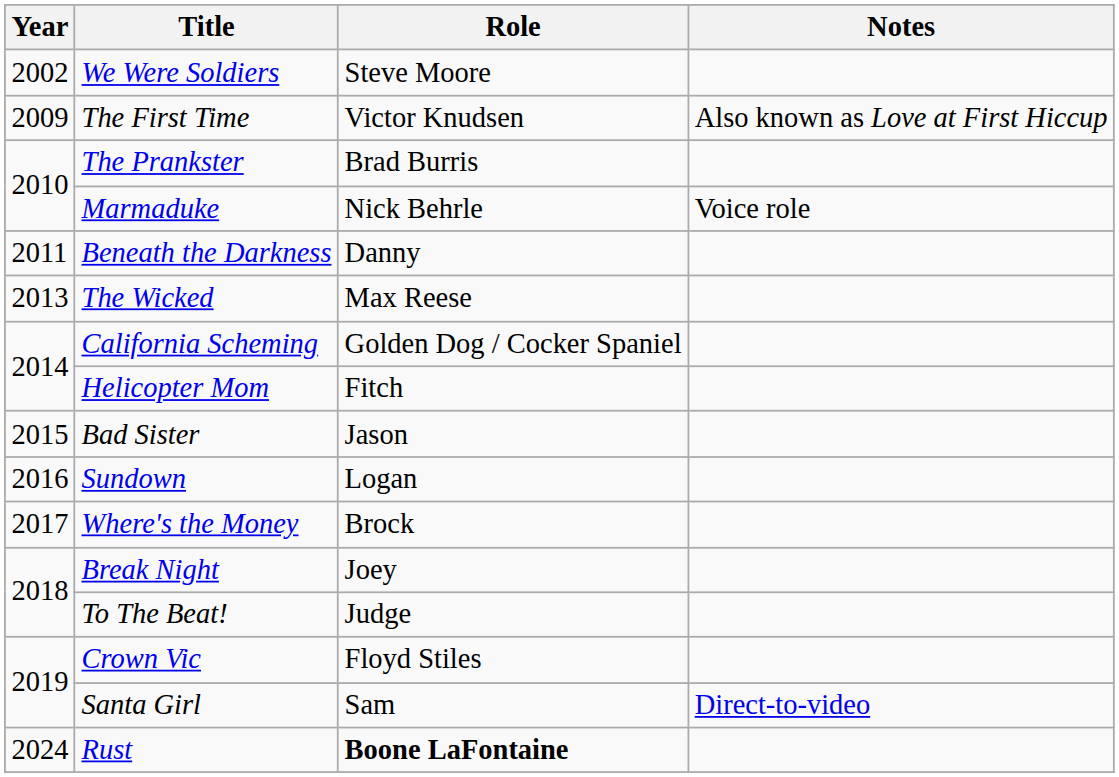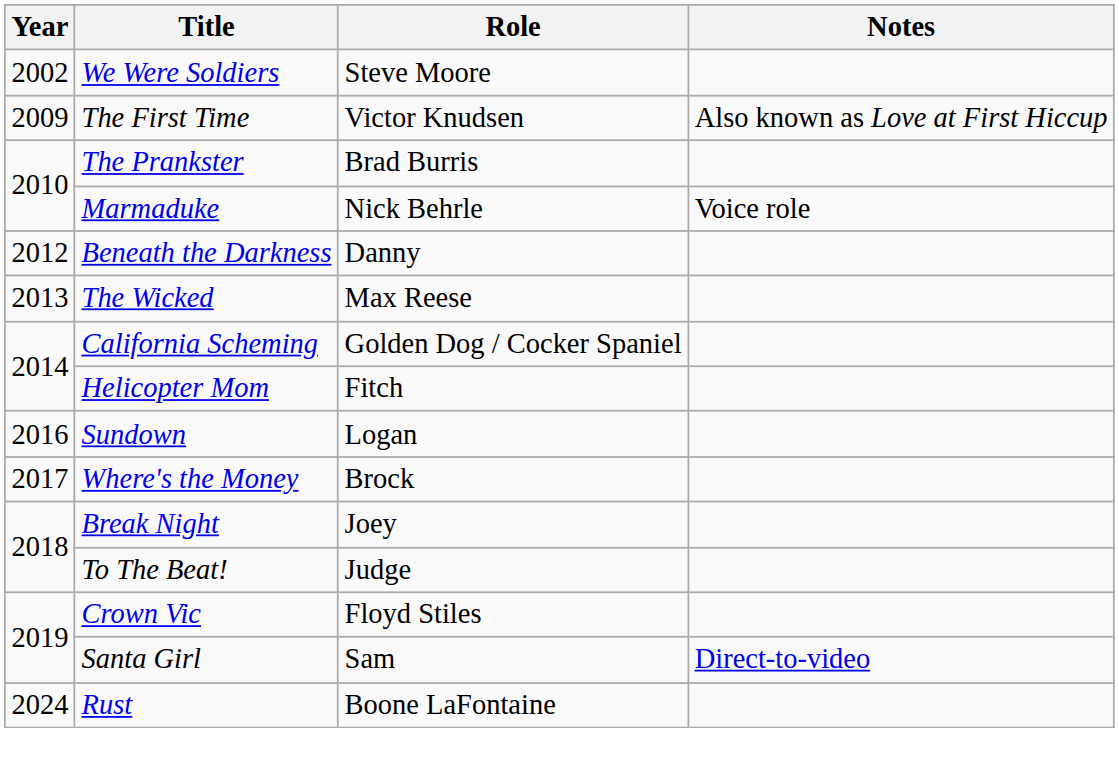(39, 252) 2011 -> (40, 252) 2012
- row: (140, 433)
(457, 749) bold -> (450, 704) normal
